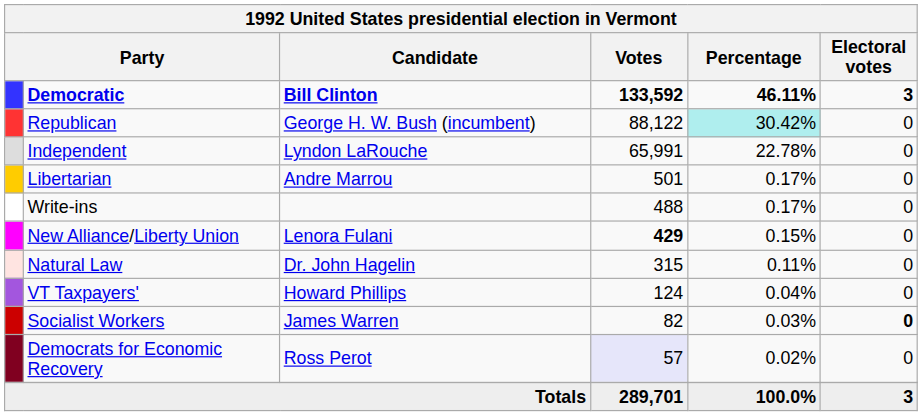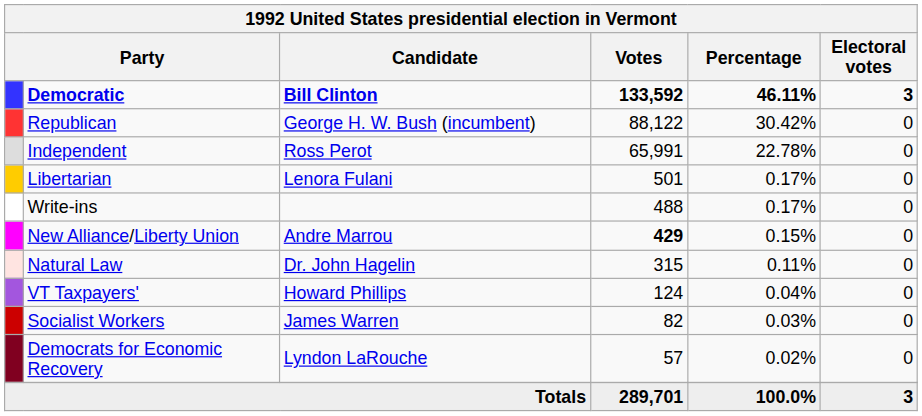(786, 123) paleturquoise background -> (786, 123) no background
(356, 151) Lyndon LaRouche -> (328, 151) Ross Perot
(338, 180) Andre Marrou -> (338, 180) Lenora Fulani
(338, 236) Lenora Fulani -> (338, 236) Andre Marrou
(908, 320) bold -> (908, 320) normal
(328, 358) Ross Perot -> (356, 358) Lyndon LaRouche
(673, 358) lavender background -> (673, 358) no background
